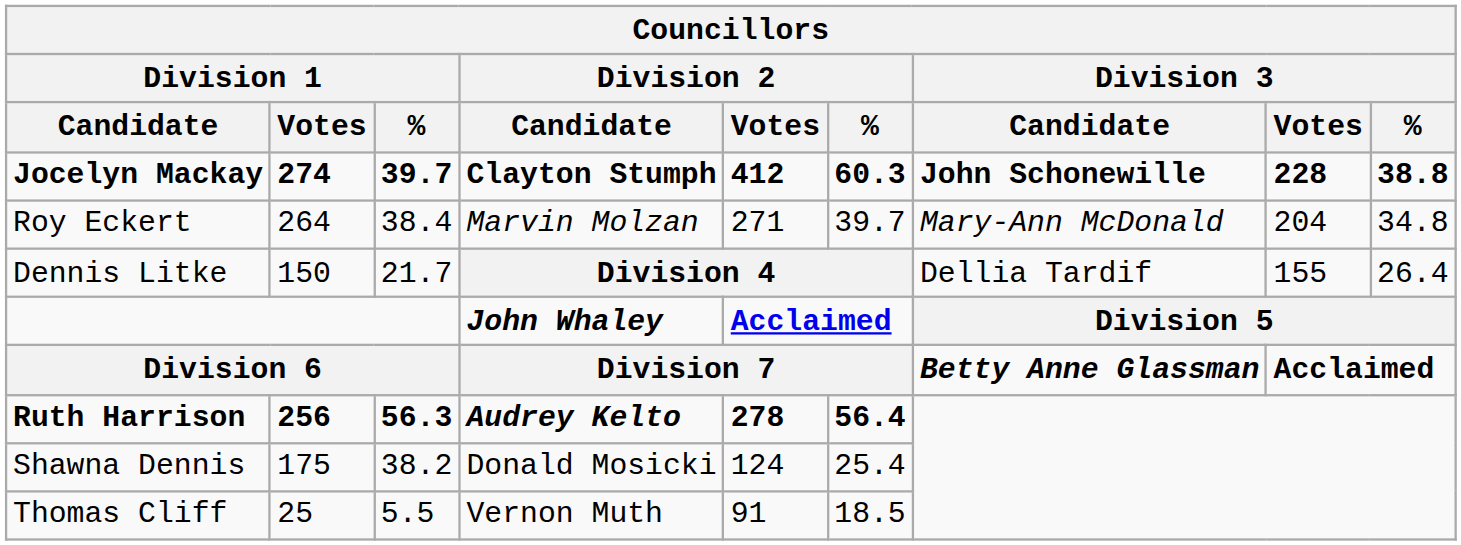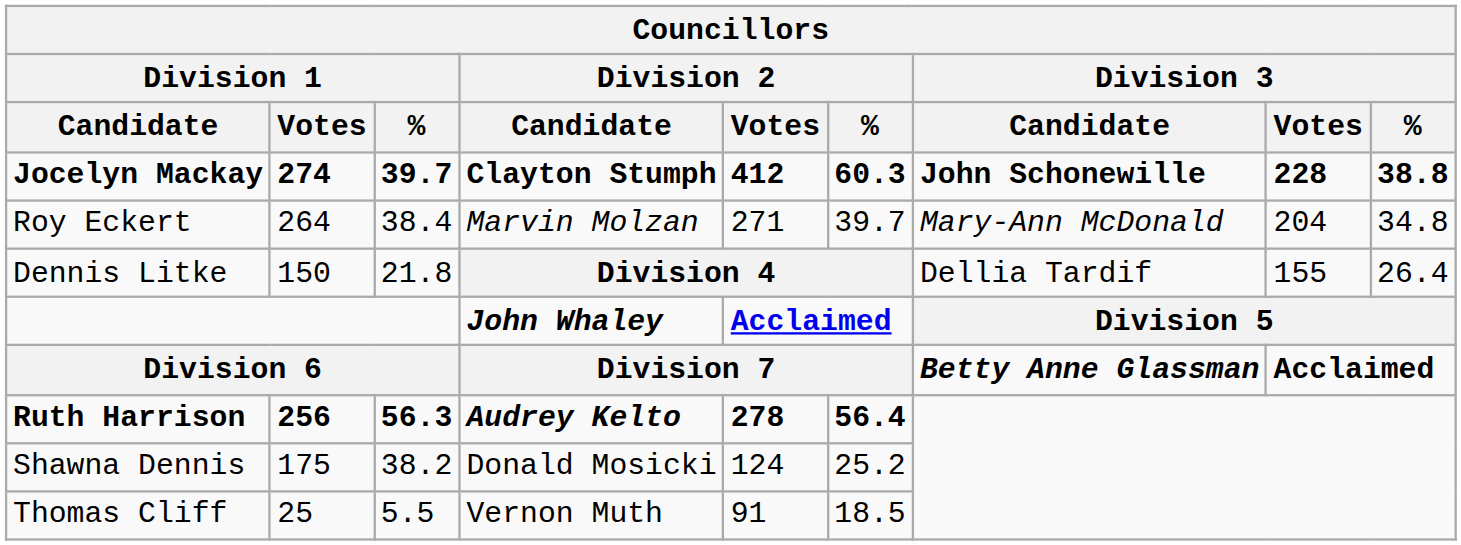(417, 273) 21.7 -> (417, 273) 21.8
(870, 467) 25.4 -> (870, 467) 25.2
